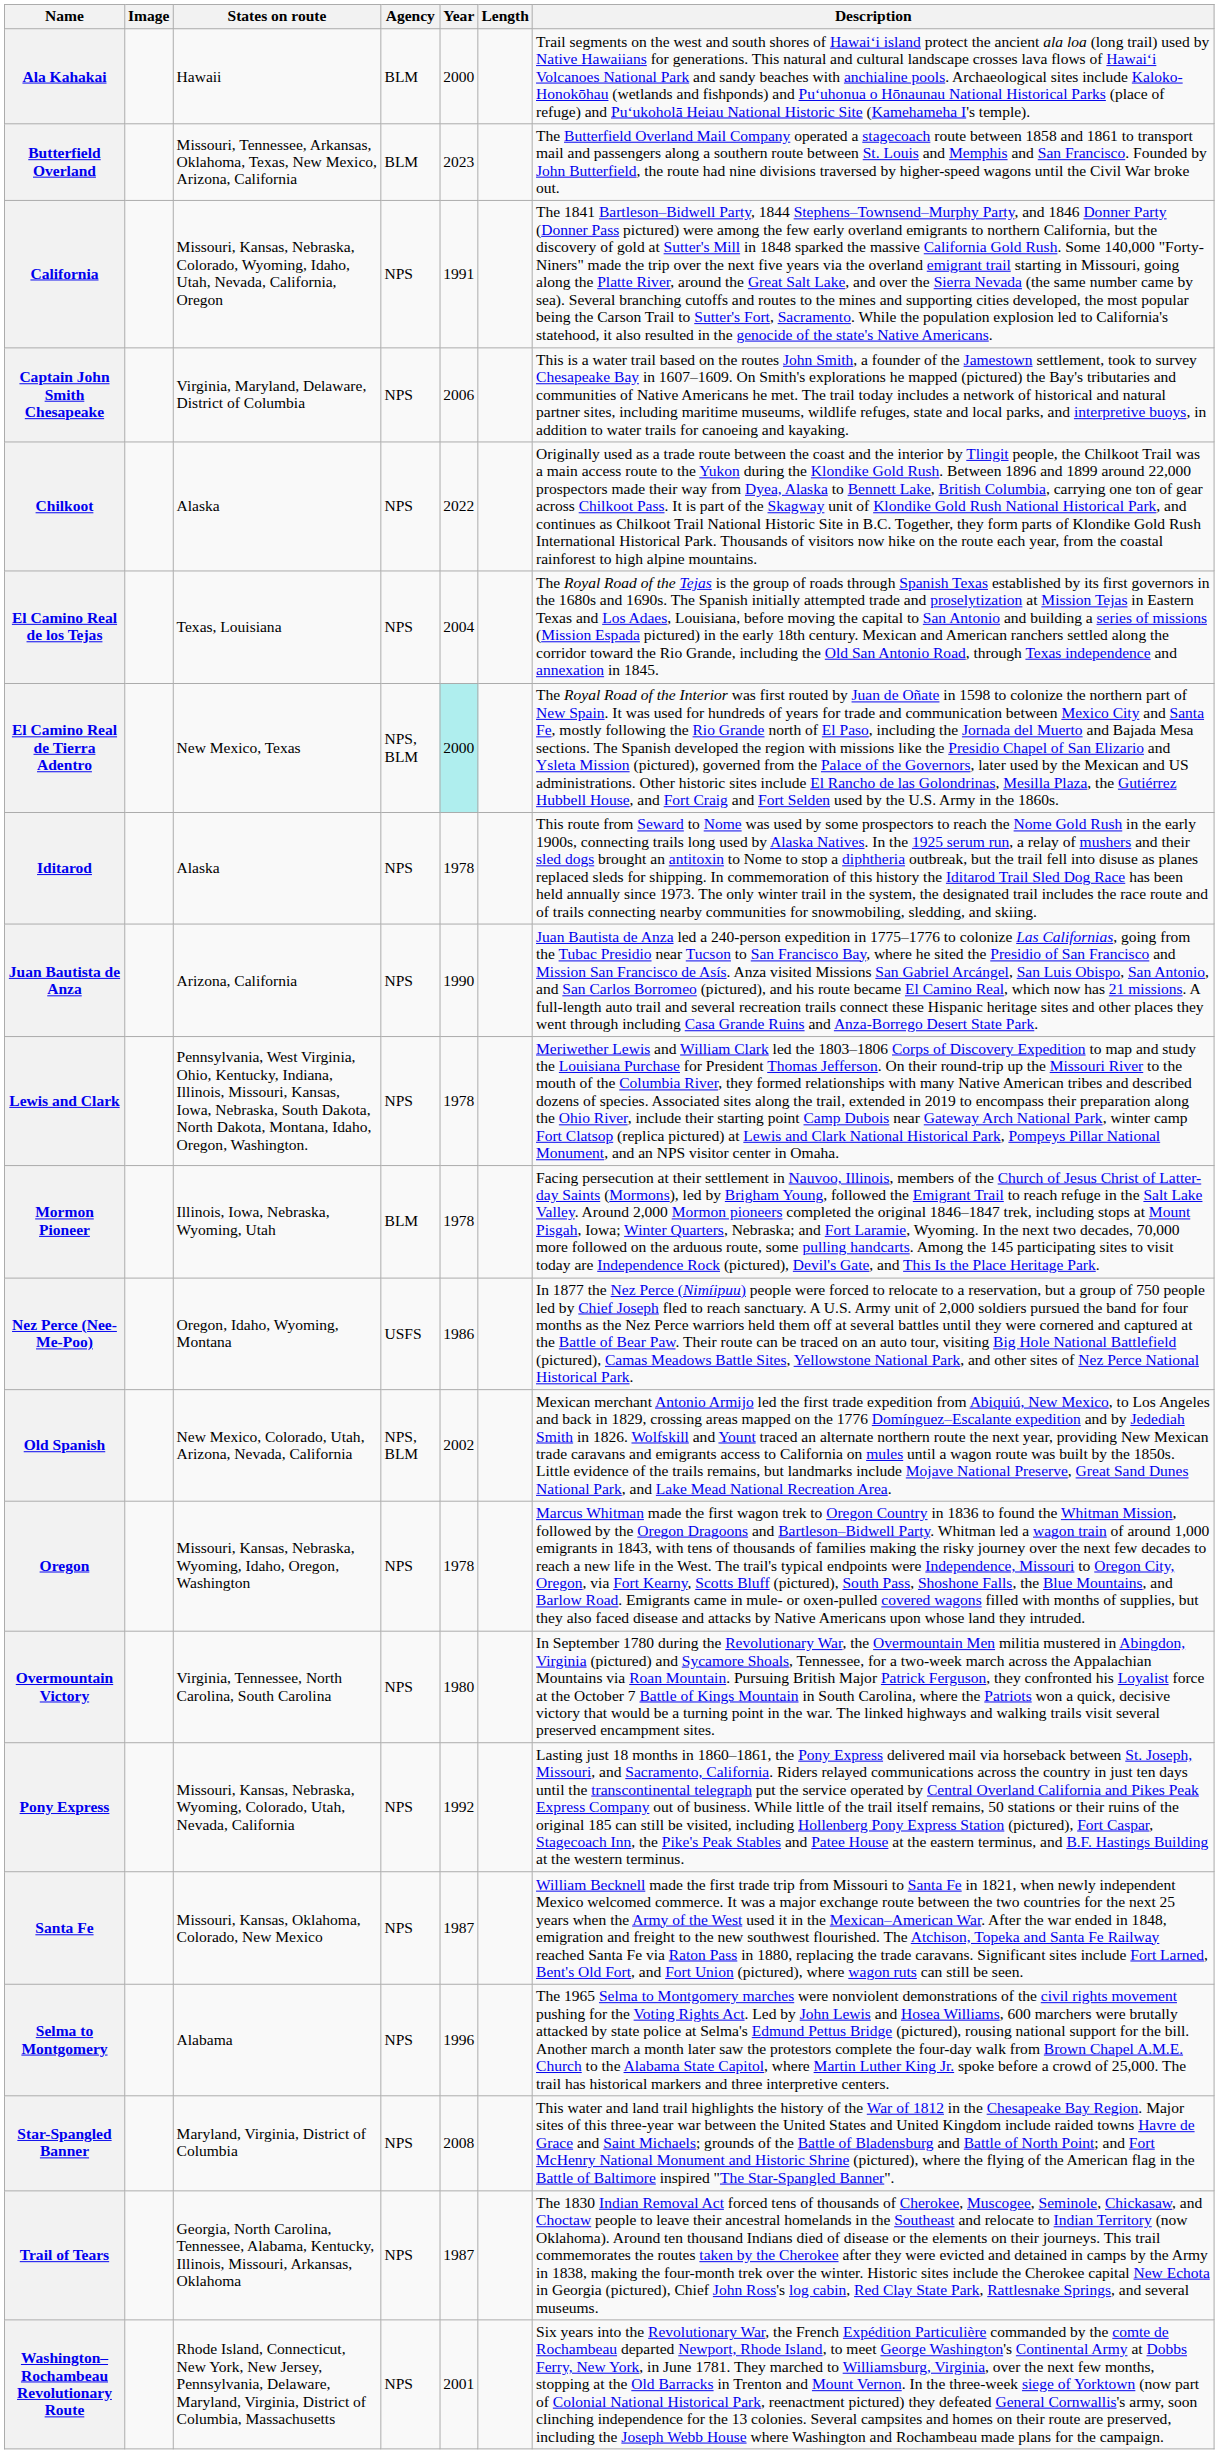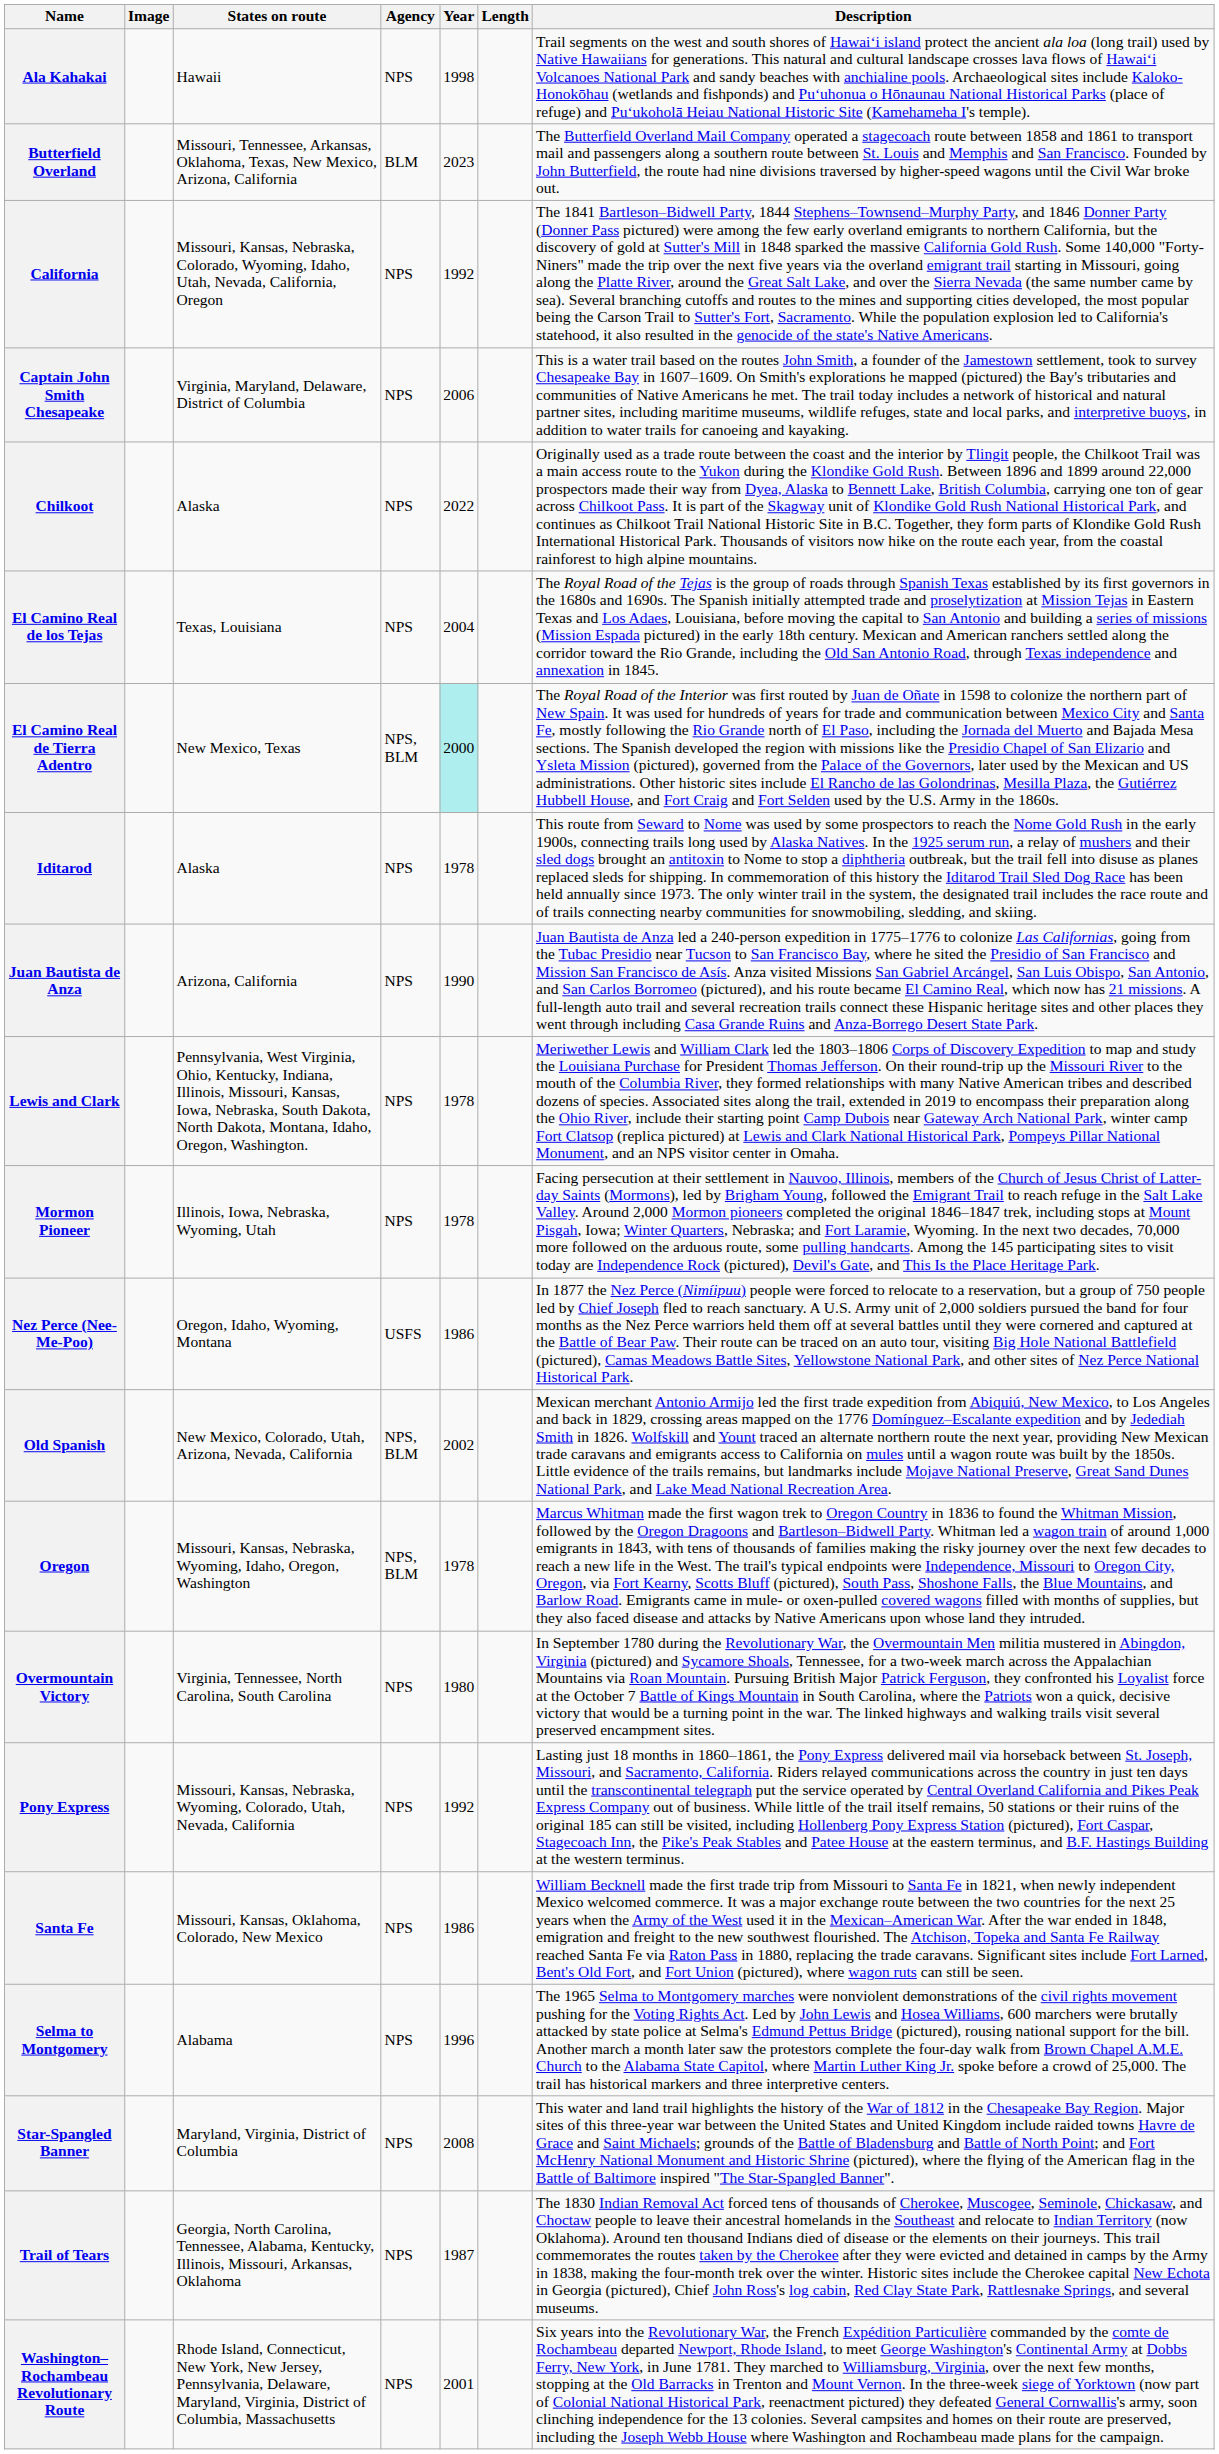(401, 76) BLM -> (399, 76) NPS
(459, 76) 2000 -> (459, 76) 1998
(459, 273) 1991 -> (459, 273) 1992
(401, 1221) BLM -> (399, 1221) NPS
(399, 1566) NPS -> (401, 1566) NPS, BLM
(459, 1928) 1987 -> (459, 1928) 1986
